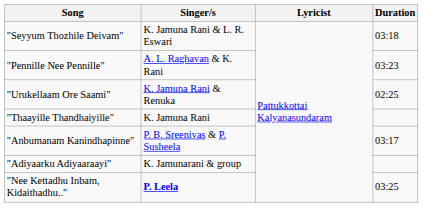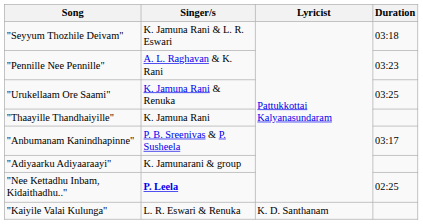(387, 94) 02:25 -> (387, 94) 03:25
(387, 187) 03:25 -> (387, 187) 02:25
+ row: (57, 210)
